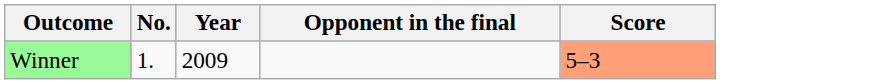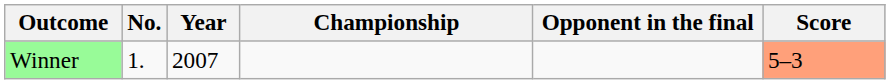+ column: (386, 22)
(205, 59) 2009 -> (195, 59) 2007
